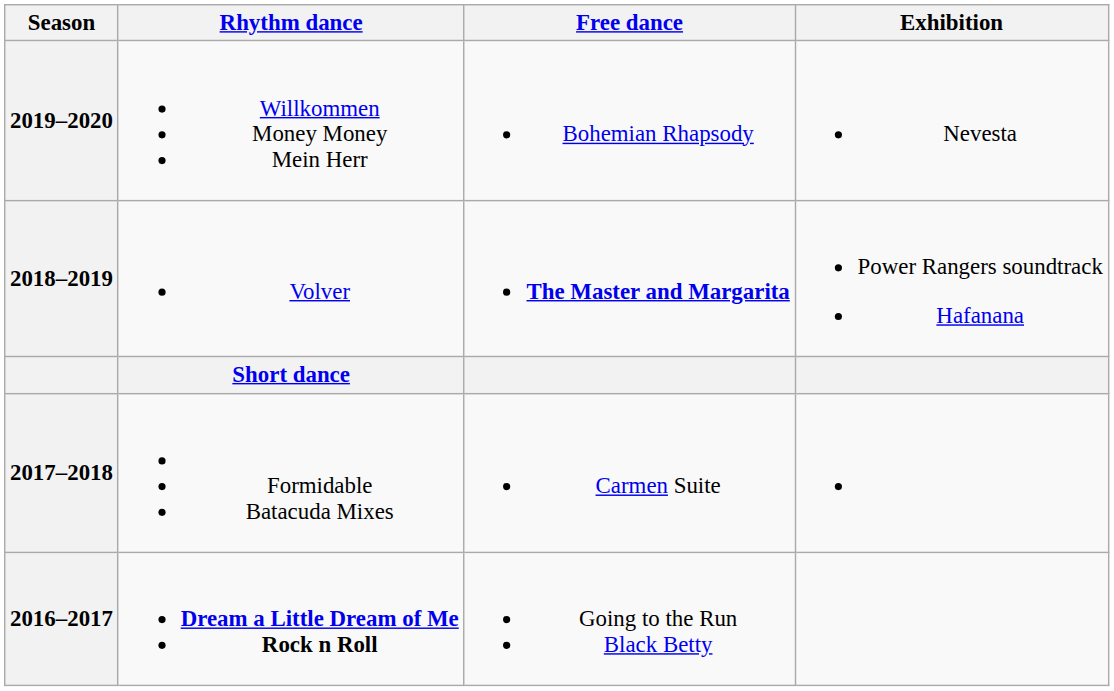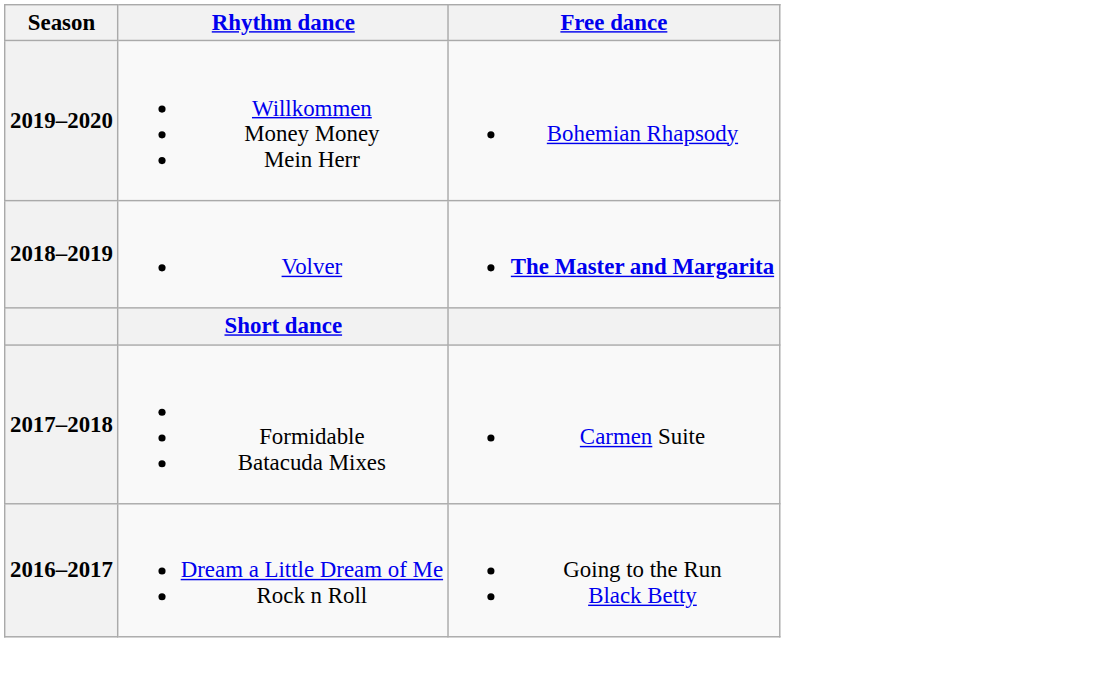- column: (952, 22)
(291, 632) bold -> (283, 583) normal
